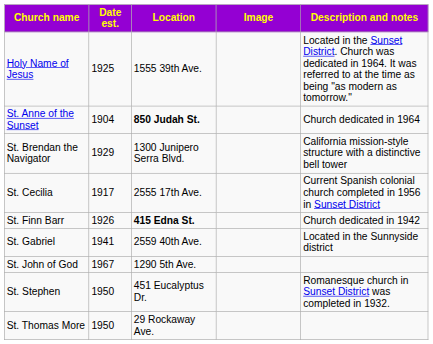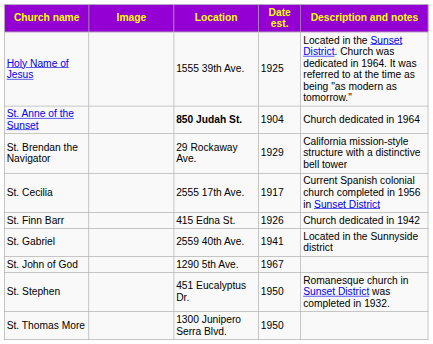columns swapped: (258, 18) <-> (110, 18)
(166, 153) 1300 Junipero Serra Blvd. -> (207, 153) 29 Rockaway Ave.
(164, 220) bold -> (206, 220) normal
(165, 325) 29 Rockaway Ave. -> (209, 325) 1300 Junipero Serra Blvd.
